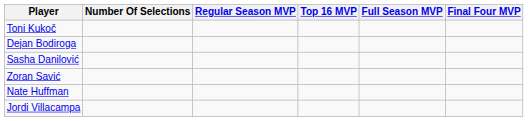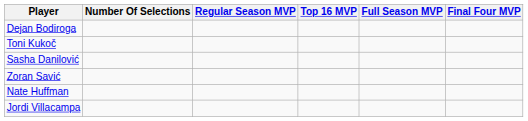rows swapped: (31, 28) <-> (41, 44)
